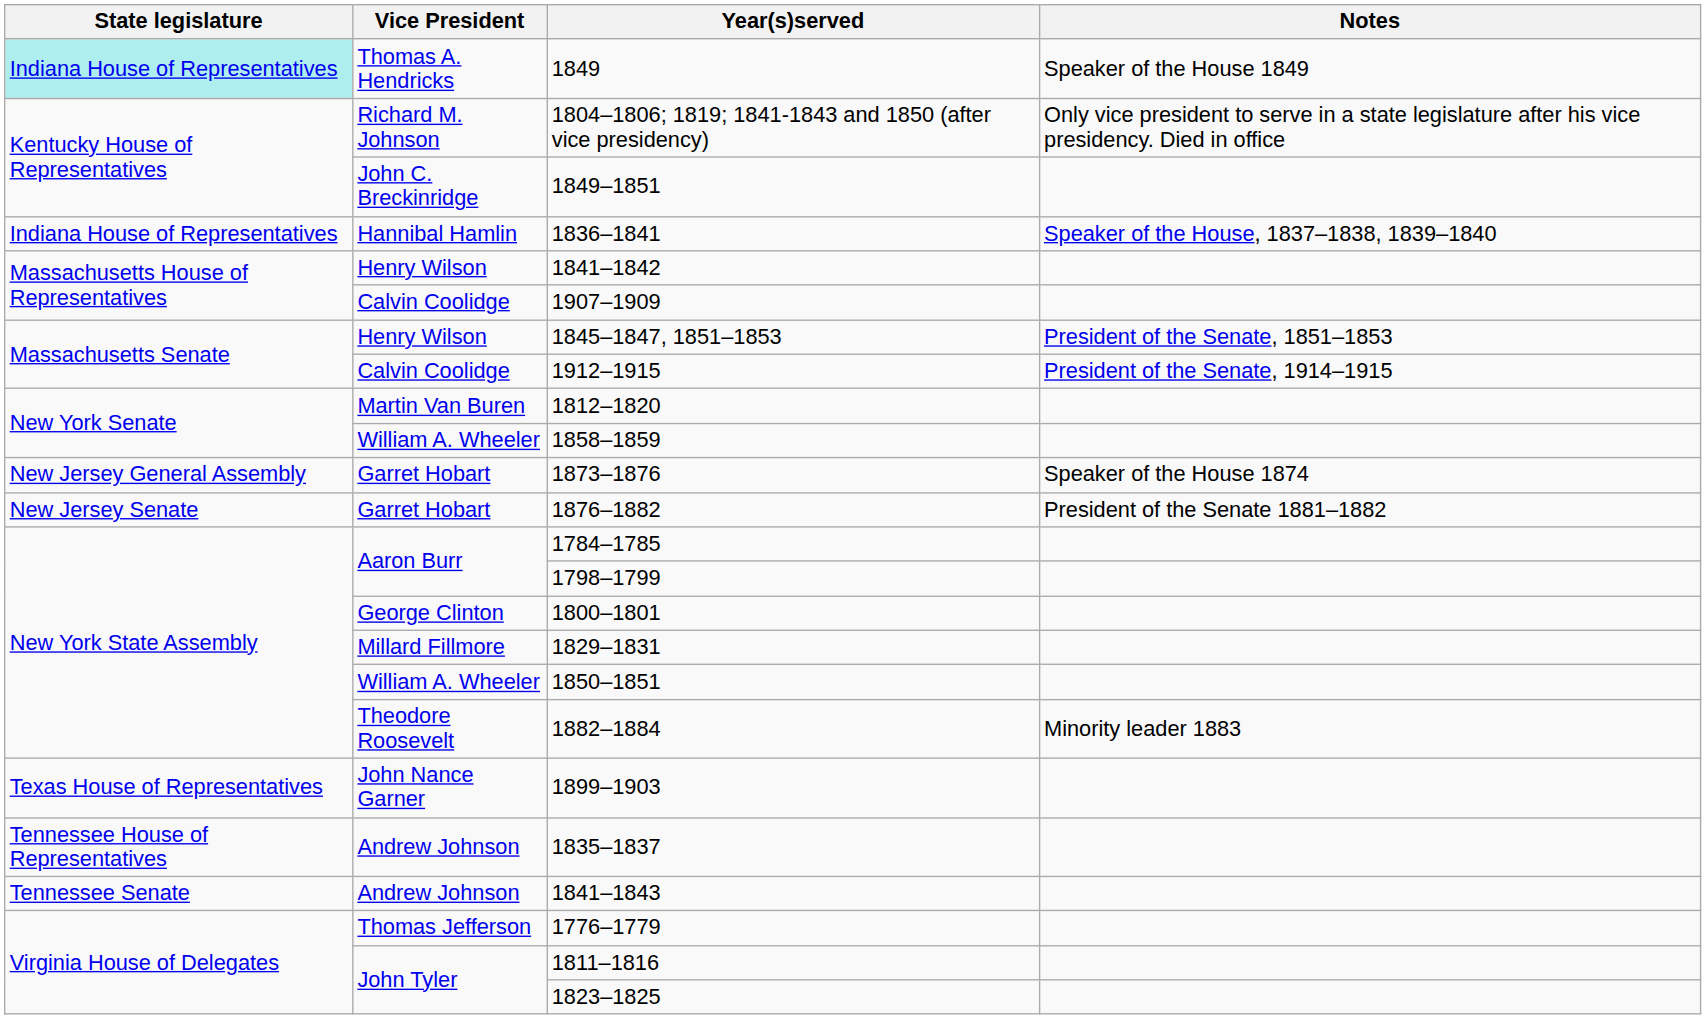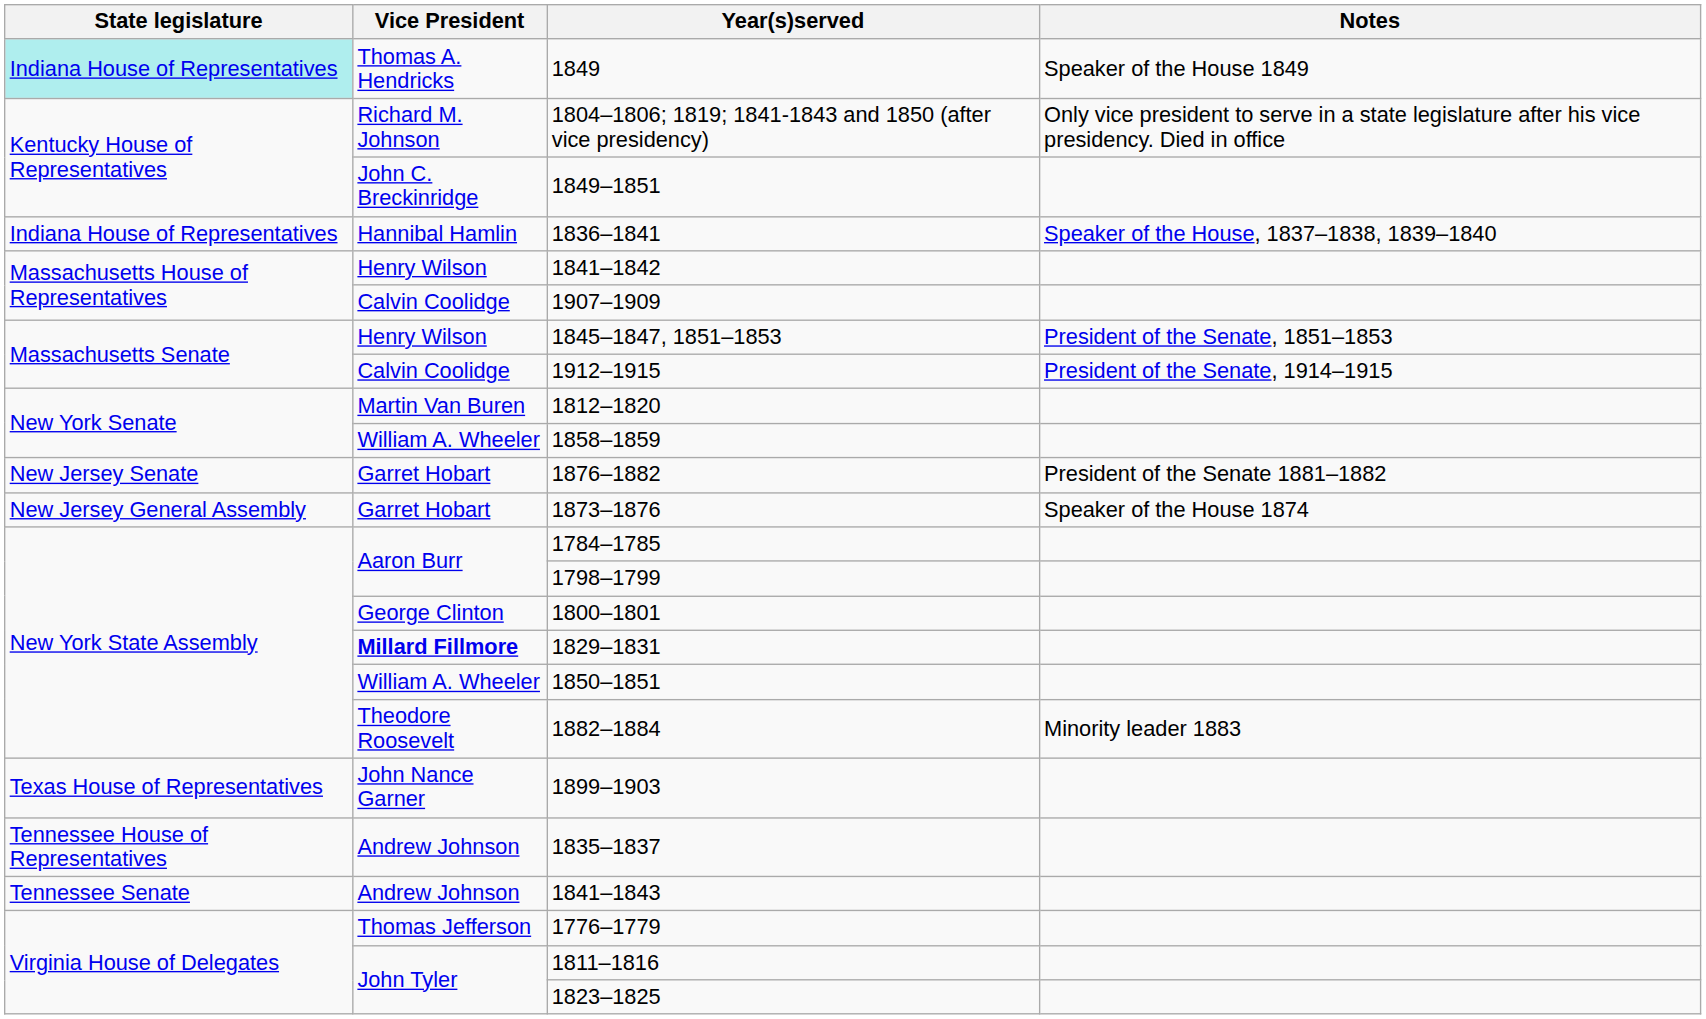rows swapped: (606, 474) <-> (606, 509)
(431, 647) normal -> (438, 647) bold
